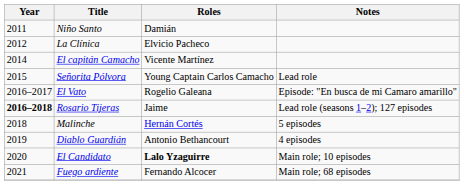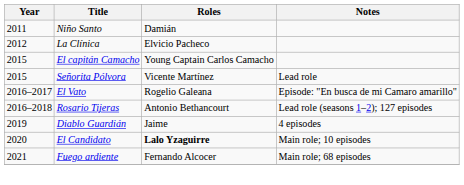(17, 60) 2014 -> (17, 60) 2015
(179, 60) Vicente Martínez -> (209, 60) Young Captain Carlos Camacho
(209, 76) Young Captain Carlos Camacho -> (179, 76) Vicente Martínez
(29, 108) bold -> (29, 108) normal
(156, 108) Jaime -> (187, 108) Antonio Bethancourt
- row: (76, 124)
(187, 140) Antonio Bethancourt -> (156, 124) Jaime
